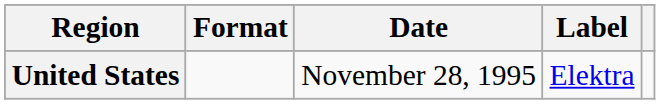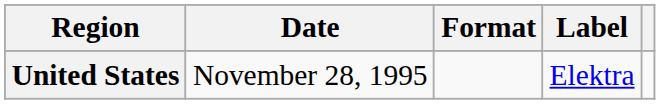columns swapped: (419, 27) <-> (240, 27)
